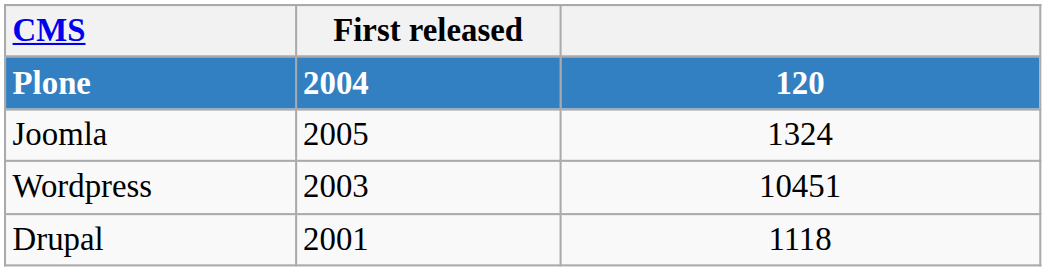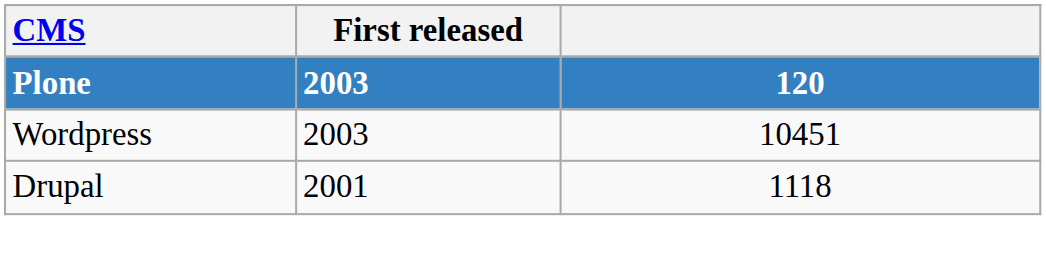(336, 82) 2004 -> (336, 82) 2003
- row: (60, 134)
